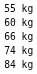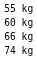- row: (19, 65)
